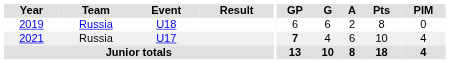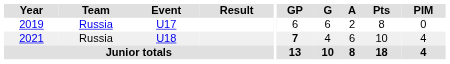(166, 24) U18 -> (166, 24) U17
(166, 38) U17 -> (166, 38) U18
